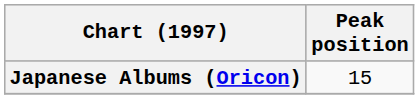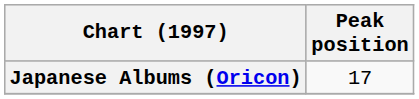(360, 78) 15 -> (360, 78) 17
